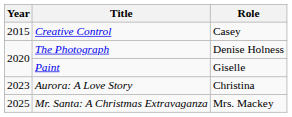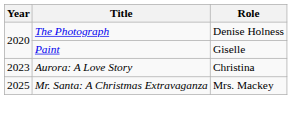- row: (73, 31)
